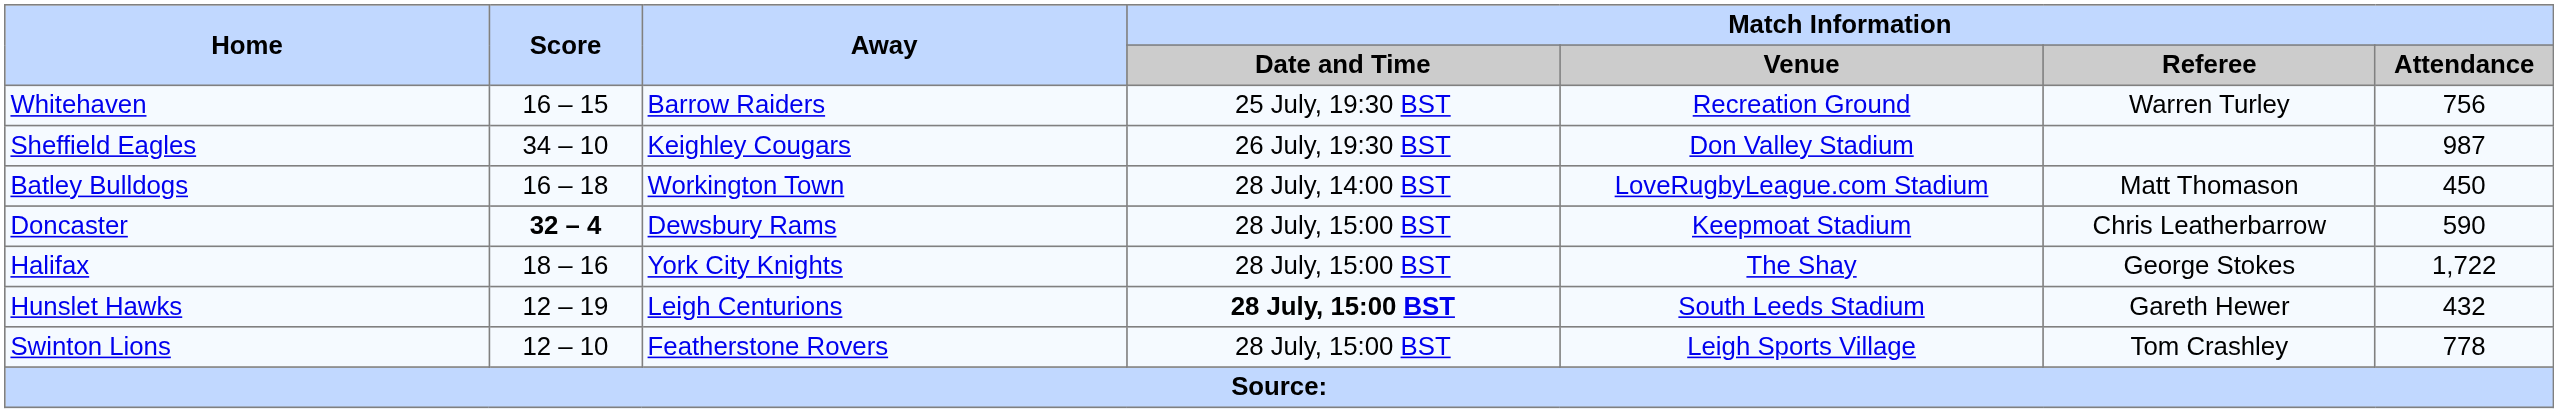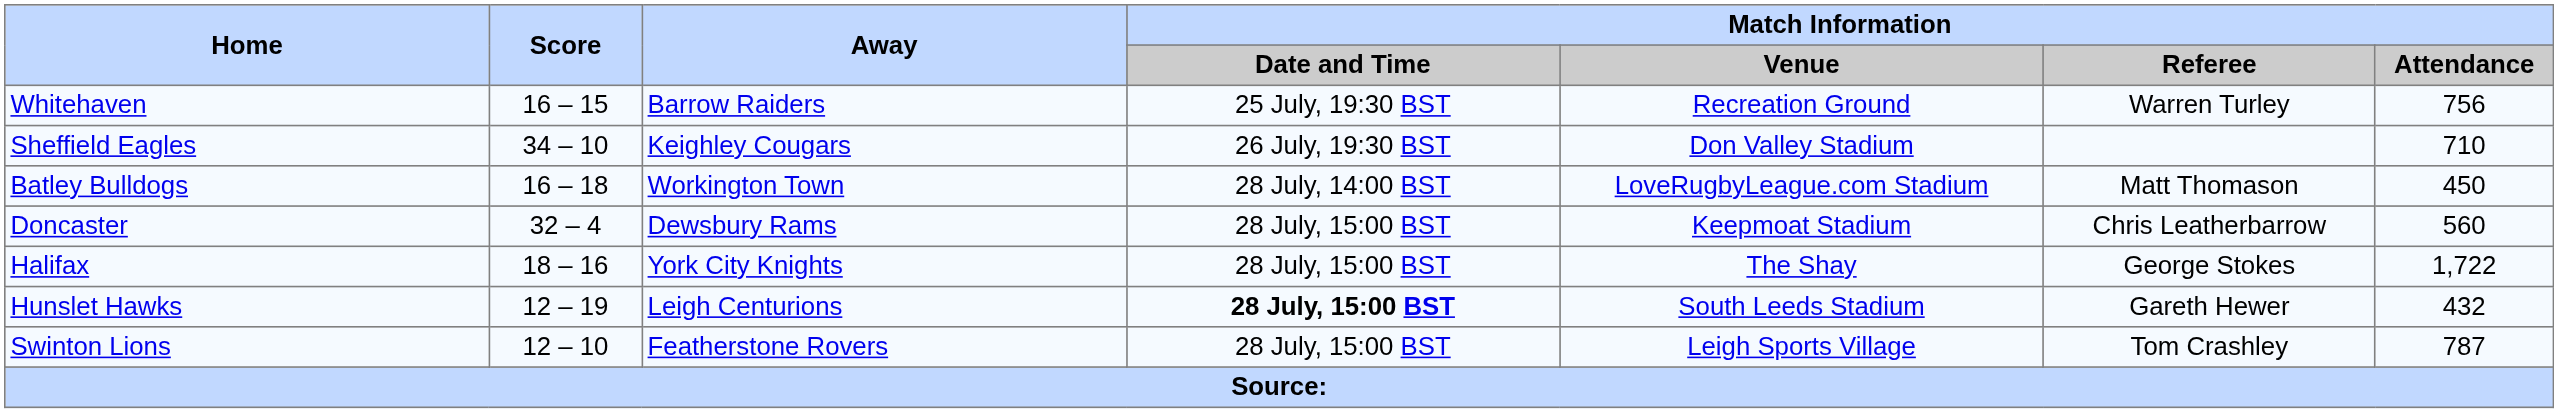(2464, 145) 987 -> (2464, 145) 710
(565, 225) bold -> (565, 225) normal
(2464, 225) 590 -> (2464, 225) 560
(2464, 346) 778 -> (2464, 346) 787
